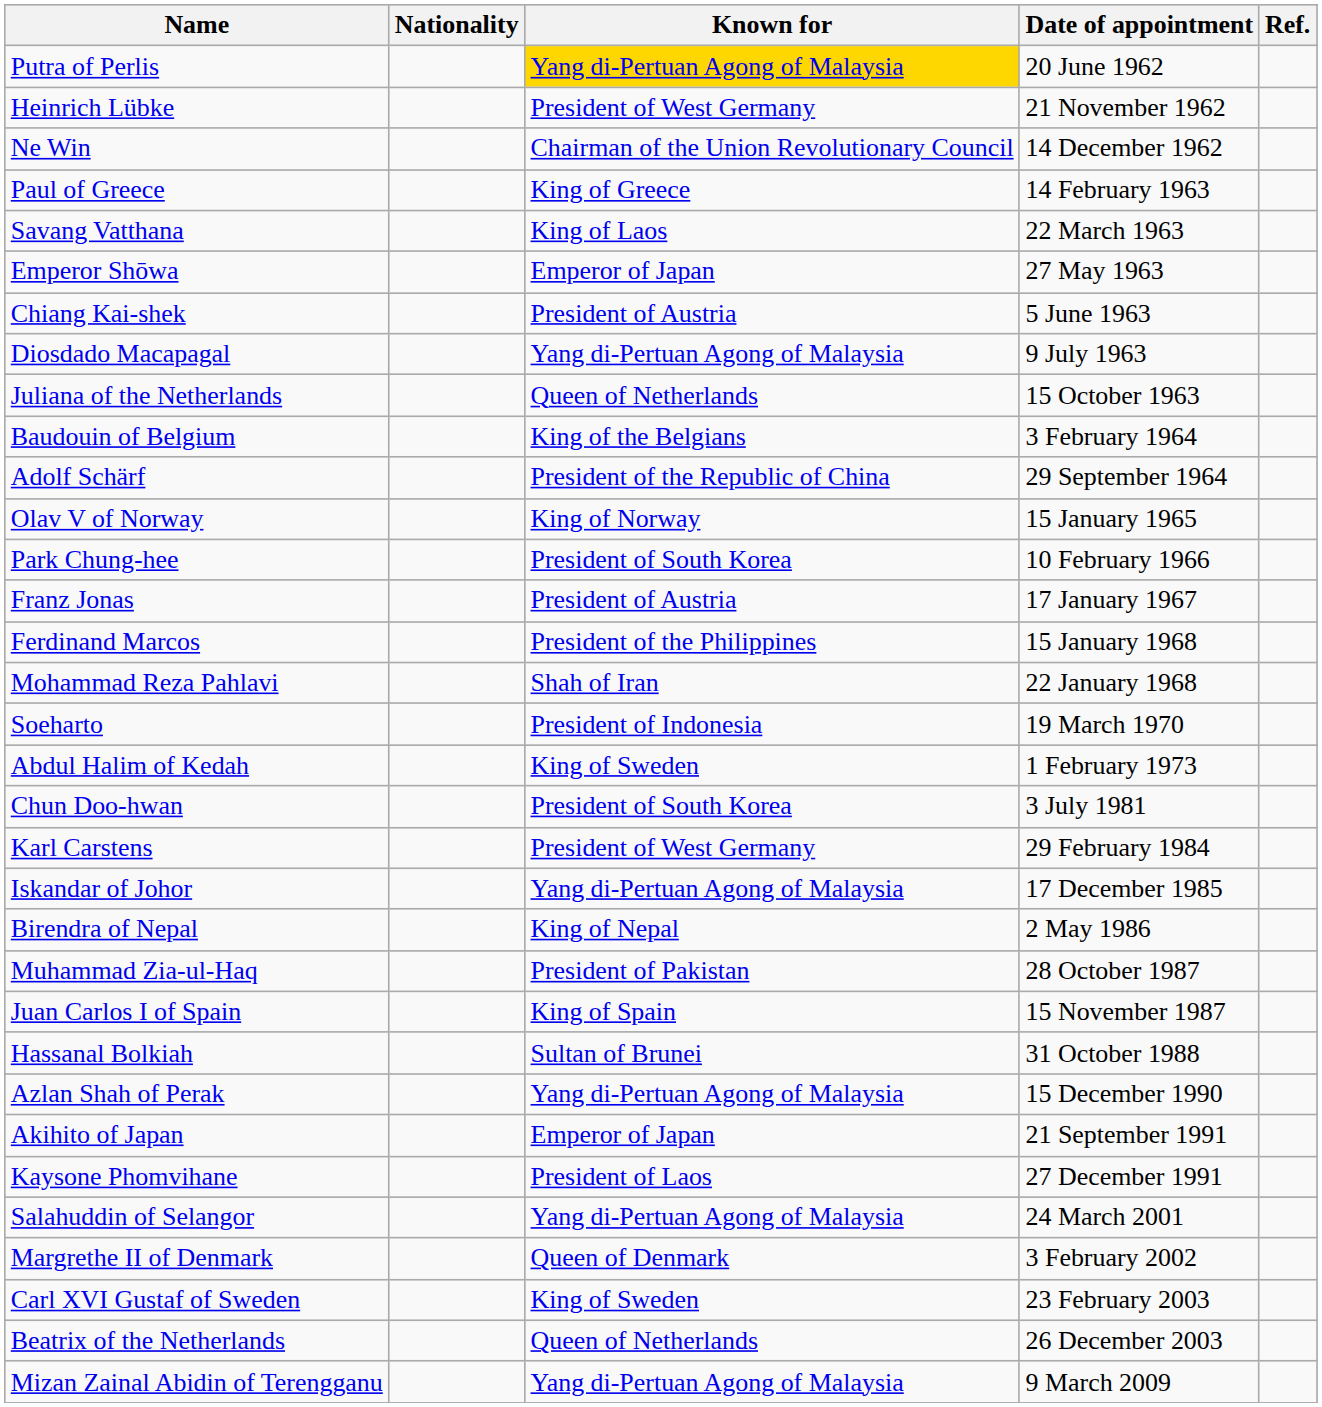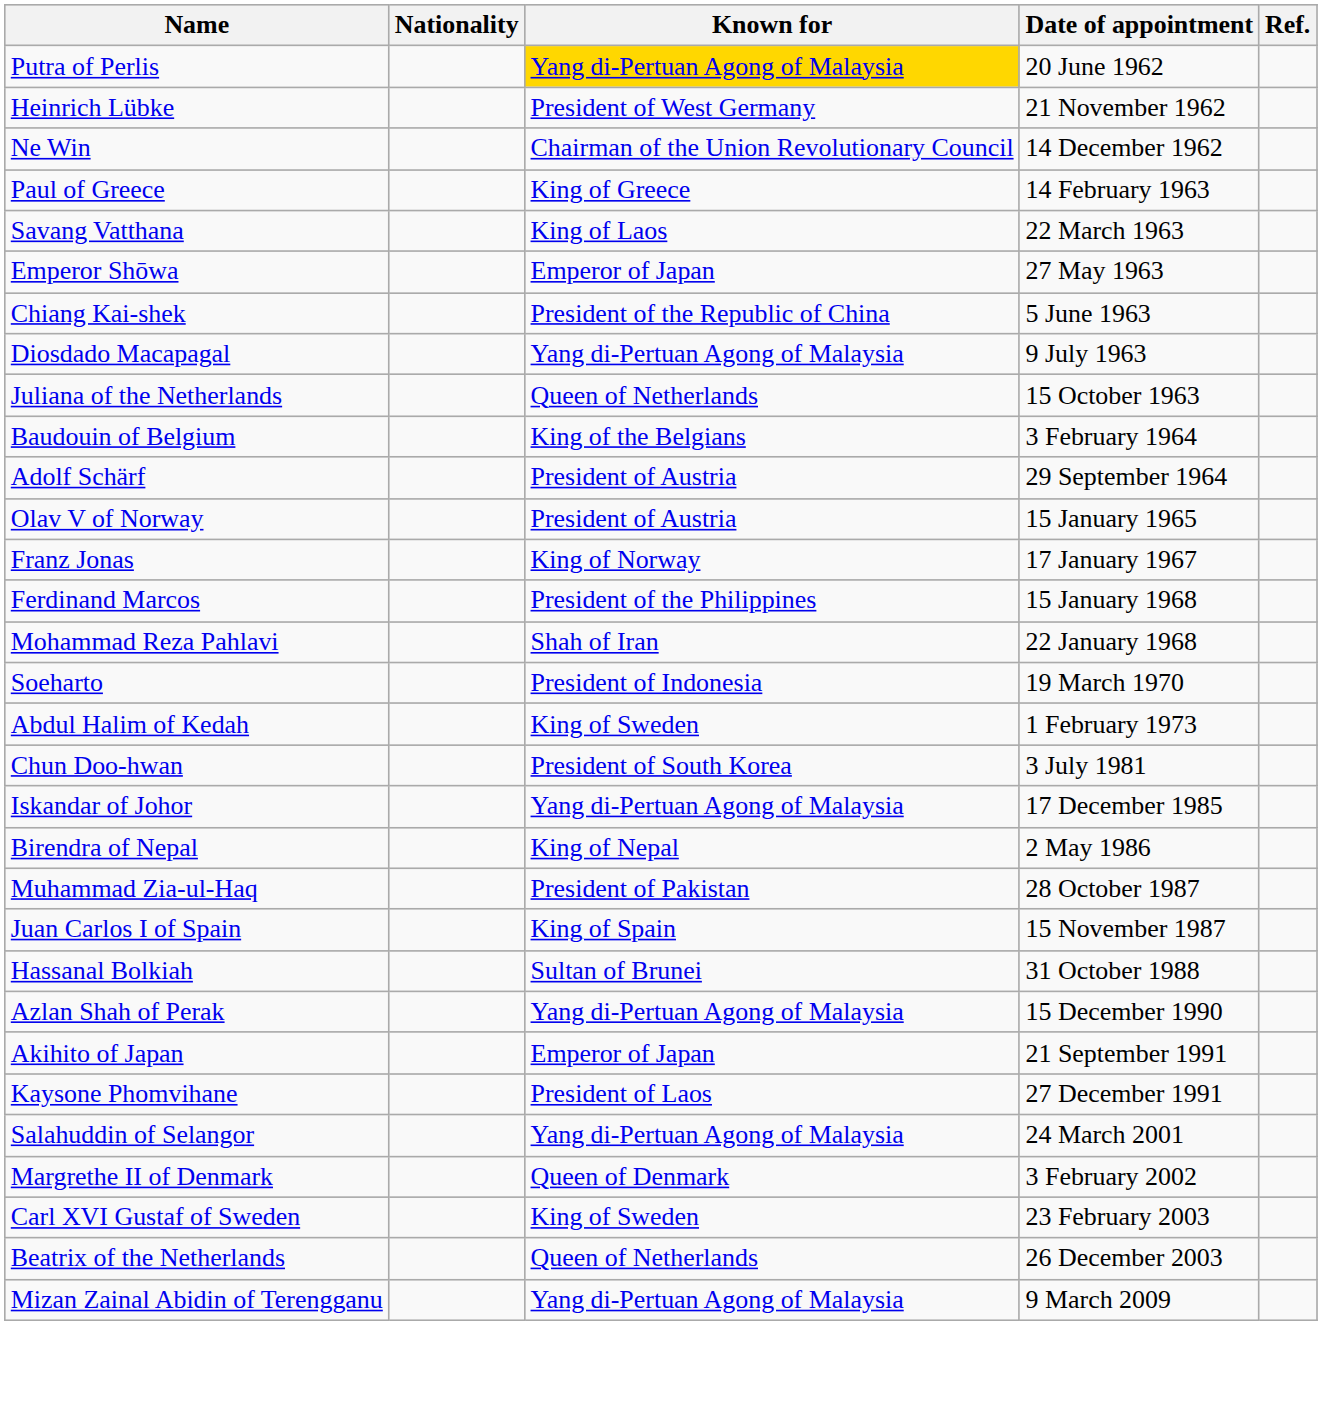(633, 312) President of Austria -> (710, 312) President of the Republic of China
(710, 477) President of the Republic of China -> (633, 477) President of Austria
(615, 518) King of Norway -> (633, 518) President of Austria
- row: (95, 559)
(633, 600) President of Austria -> (615, 559) King of Norway
- row: (82, 847)
